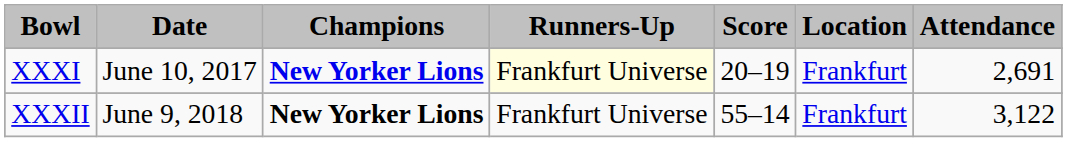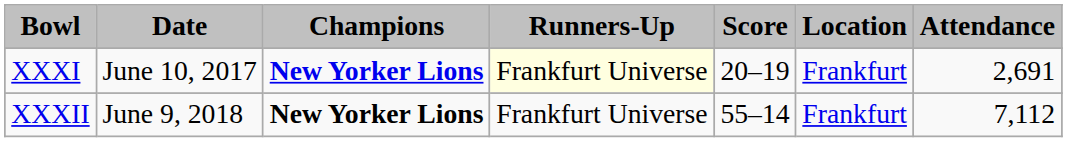(1024, 114) 3,122 -> (1024, 114) 7,112
